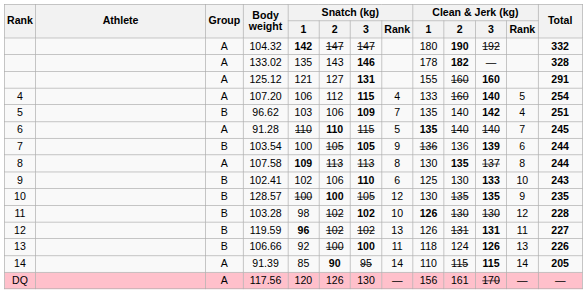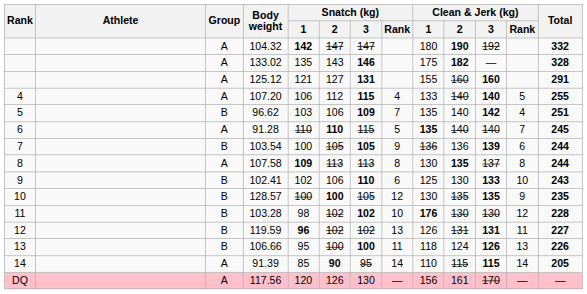(428, 63) 178 -> (428, 63) 175
(460, 96) 160 -> (460, 96) 140
(560, 96) 254 -> (560, 96) 255
(428, 213) 126 -> (428, 213) 176
(303, 247) 92 -> (303, 247) 95
